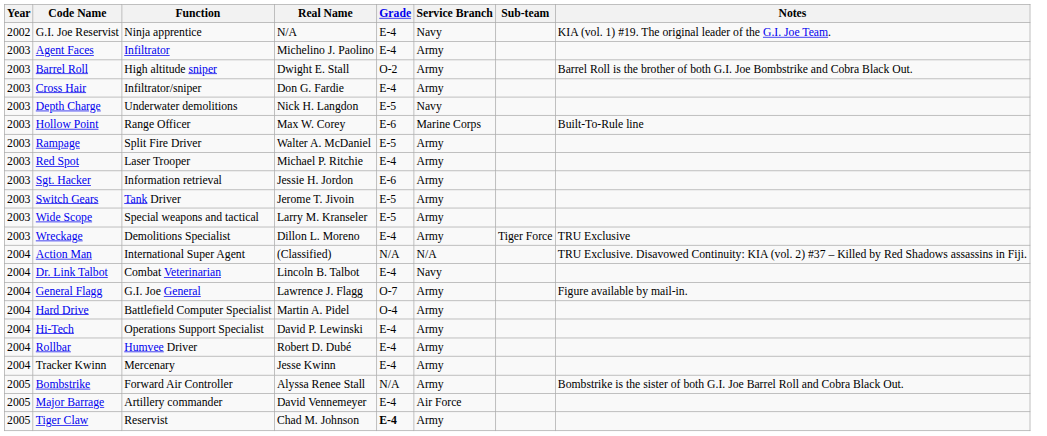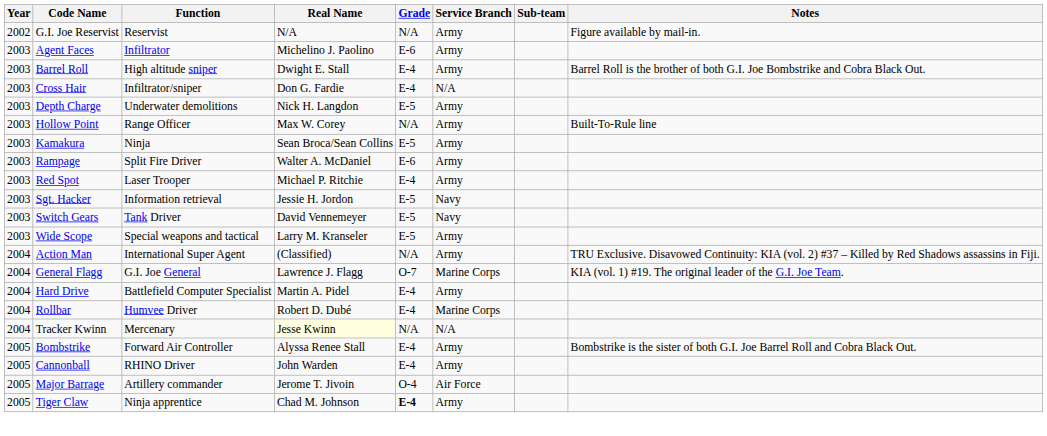(163, 32) Ninja apprentice -> (146, 32) Reservist
(388, 32) E-4 -> (408, 32) N/A
(429, 32) Navy -> (449, 32) Army
(694, 32) KIA (vol. 1) #19. The original leader of the G.I. Joe Team. -> (635, 32) Figure available by mail-in.
(388, 50) E-4 -> (407, 50) E-6
(388, 69) O-2 -> (407, 69) E-4
(430, 87) Army -> (446, 87) N/A
(429, 106) Navy -> (449, 106) Army
(388, 124) E-6 -> (408, 124) N/A
(449, 124) Marine Corps -> (449, 124) Army
+ row: (60, 143)
(388, 143) E-5 -> (407, 161) E-6
(388, 180) E-6 -> (407, 198) E-5
(430, 180) Army -> (448, 198) Navy
(315, 198) Jerome T. Jivoin -> (322, 217) David Vennemeyer
(430, 198) Army -> (448, 217) Navy
- row: (59, 236)
(427, 254) N/A -> (449, 254) Army
- row: (72, 273)
(430, 291) Army -> (468, 273) Marine Corps
(623, 291) Figure available by mail-in. -> (707, 273) KIA (vol. 1) #19. The original leader of the G.I. Joe Team.
(388, 310) O-4 -> (407, 291) E-4
- row: (55, 328)
(430, 347) Army -> (468, 310) Marine Corps
(306, 365) no background -> (306, 328) lightyellow background
(388, 365) E-4 -> (408, 328) N/A
(430, 365) Army -> (446, 328) N/A
(389, 384) N/A -> (407, 347) E-4
+ row: (63, 365)
(322, 402) David Vennemeyer -> (315, 384) Jerome T. Jivoin
(388, 402) E-4 -> (407, 384) O-4
(146, 421) Reservist -> (163, 402) Ninja apprentice
